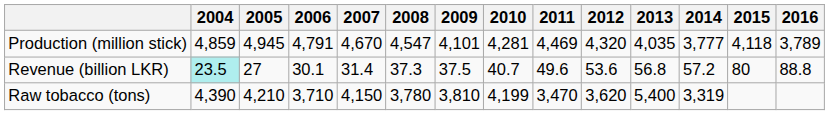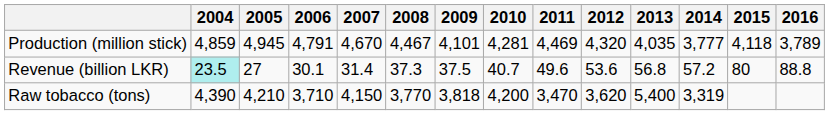(411, 43) 4,547 -> (411, 43) 4,467
(411, 95) 3,780 -> (411, 95) 3,770
(459, 95) 3,810 -> (459, 95) 3,818
(508, 95) 4,199 -> (508, 95) 4,200
